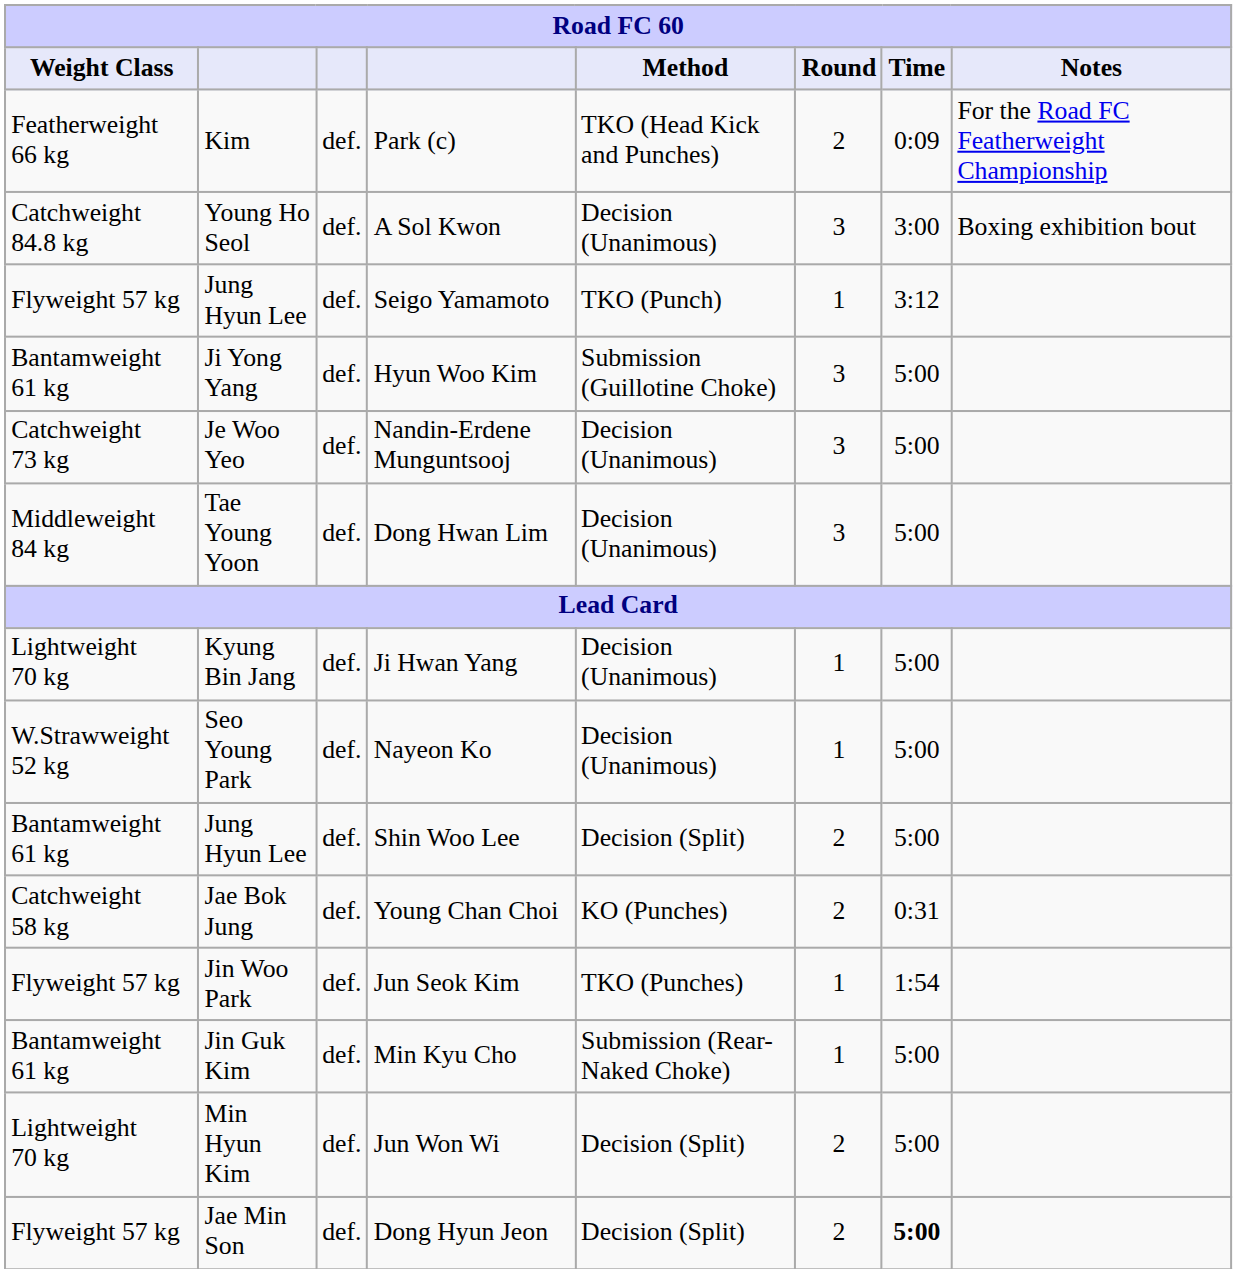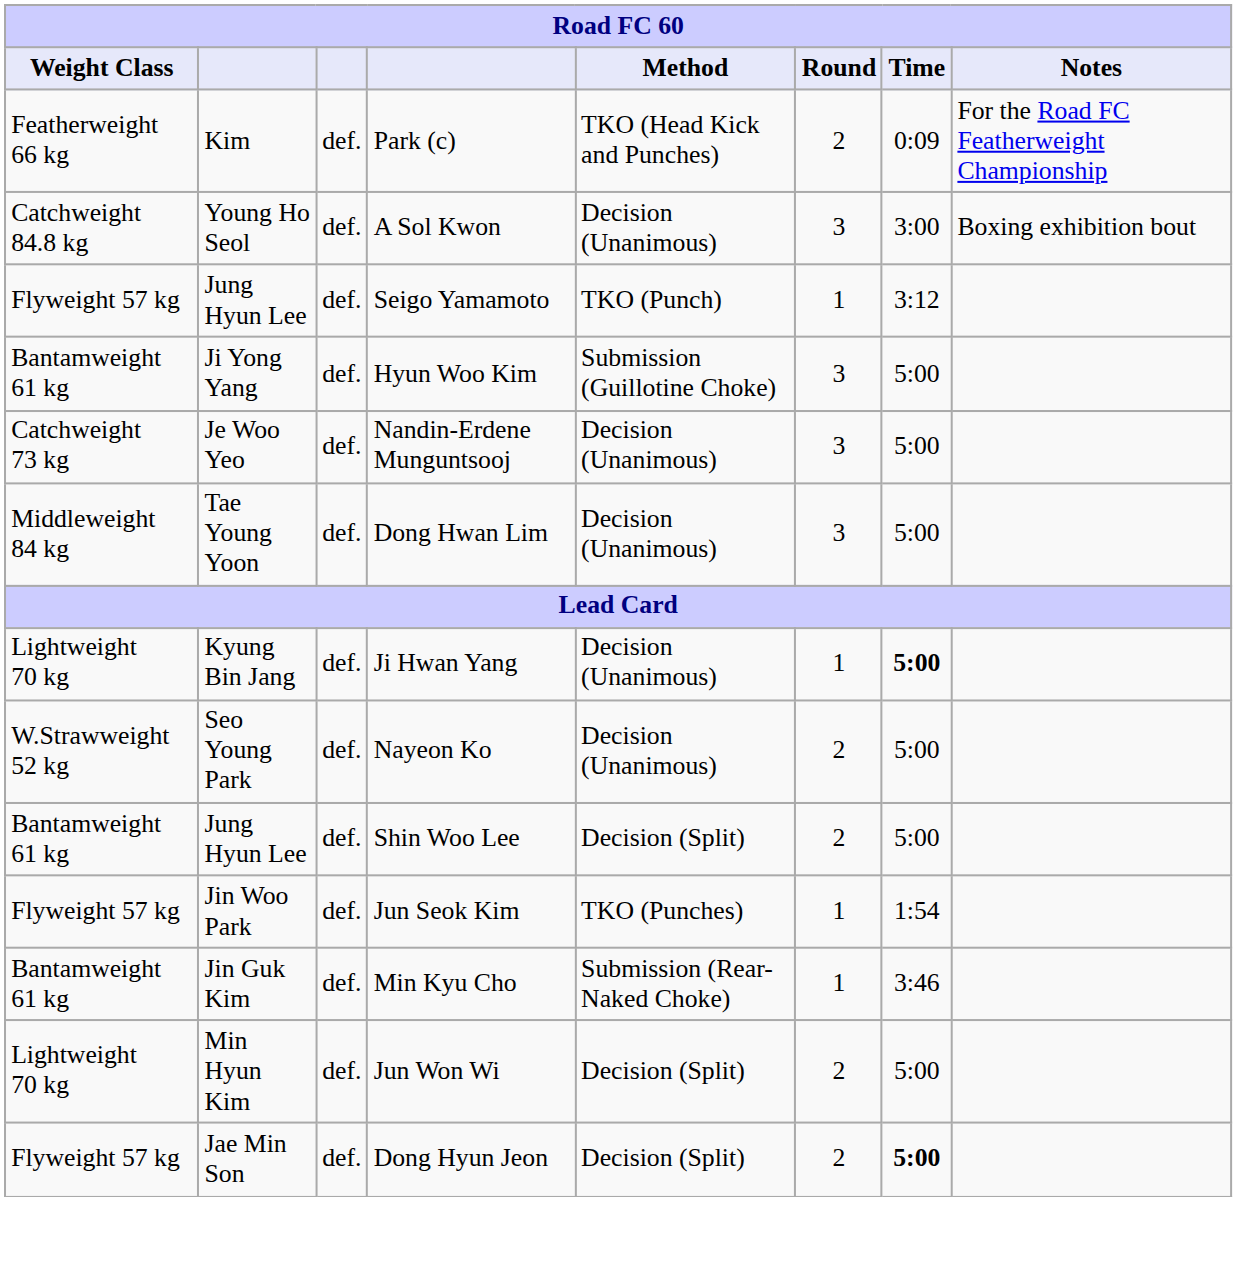(917, 663) normal -> (917, 663) bold
(839, 750) 1 -> (839, 750) 2
- row: (466, 911)
(917, 1056) 5:00 -> (917, 983) 3:46
